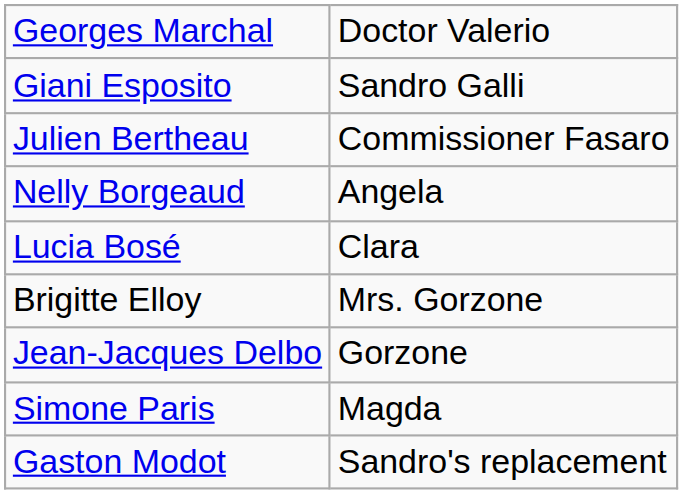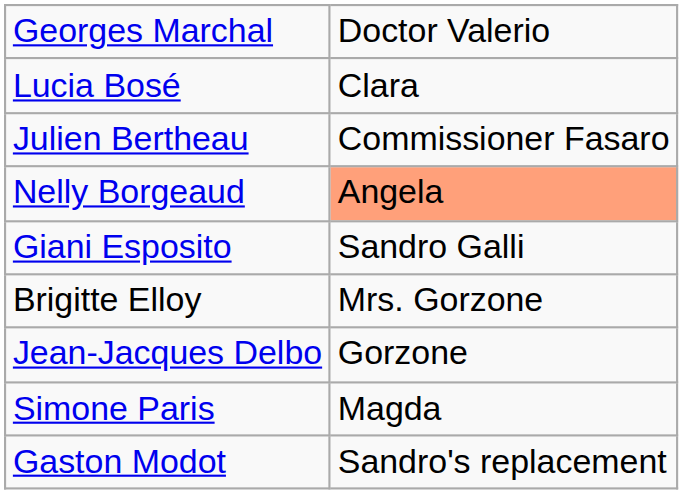rows swapped: (97, 246) <-> (122, 85)
(391, 192) no background -> (391, 192) lightsalmon background
